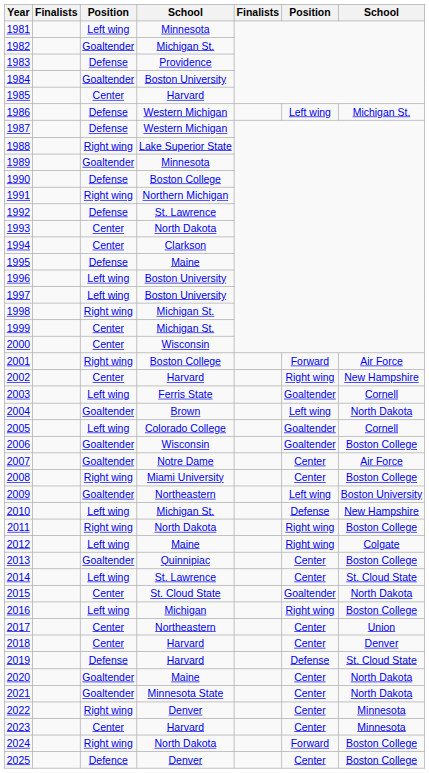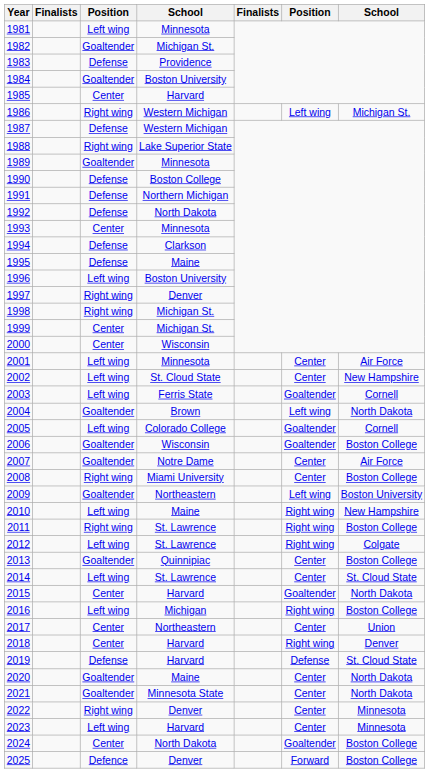(108, 112) Defense -> (108, 112) Right wing
(108, 195) Right wing -> (108, 195) Defense
(185, 212) St. Lawrence -> (185, 212) North Dakota
(185, 229) North Dakota -> (185, 229) Minnesota
(108, 245) Center -> (108, 245) Defense
(108, 295) Left wing -> (108, 295) Right wing
(185, 295) Boston University -> (185, 295) Denver
(108, 361) Right wing -> (108, 361) Left wing
(185, 361) Boston College -> (185, 361) Minnesota
(310, 361) Forward -> (310, 361) Center
(108, 378) Center -> (108, 378) Left wing
(185, 378) Harvard -> (185, 378) St. Cloud State
(310, 378) Right wing -> (310, 378) Center
(185, 511) Michigan St. -> (185, 511) Maine
(310, 511) Defense -> (310, 511) Right wing
(185, 528) North Dakota -> (185, 528) St. Lawrence
(185, 544) Maine -> (185, 544) St. Lawrence
(185, 594) St. Cloud State -> (185, 594) Harvard
(310, 644) Center -> (310, 644) Right wing
(108, 727) Center -> (108, 727) Left wing
(108, 743) Right wing -> (108, 743) Center
(310, 743) Forward -> (310, 743) Goaltender
(310, 760) Center -> (310, 760) Forward
